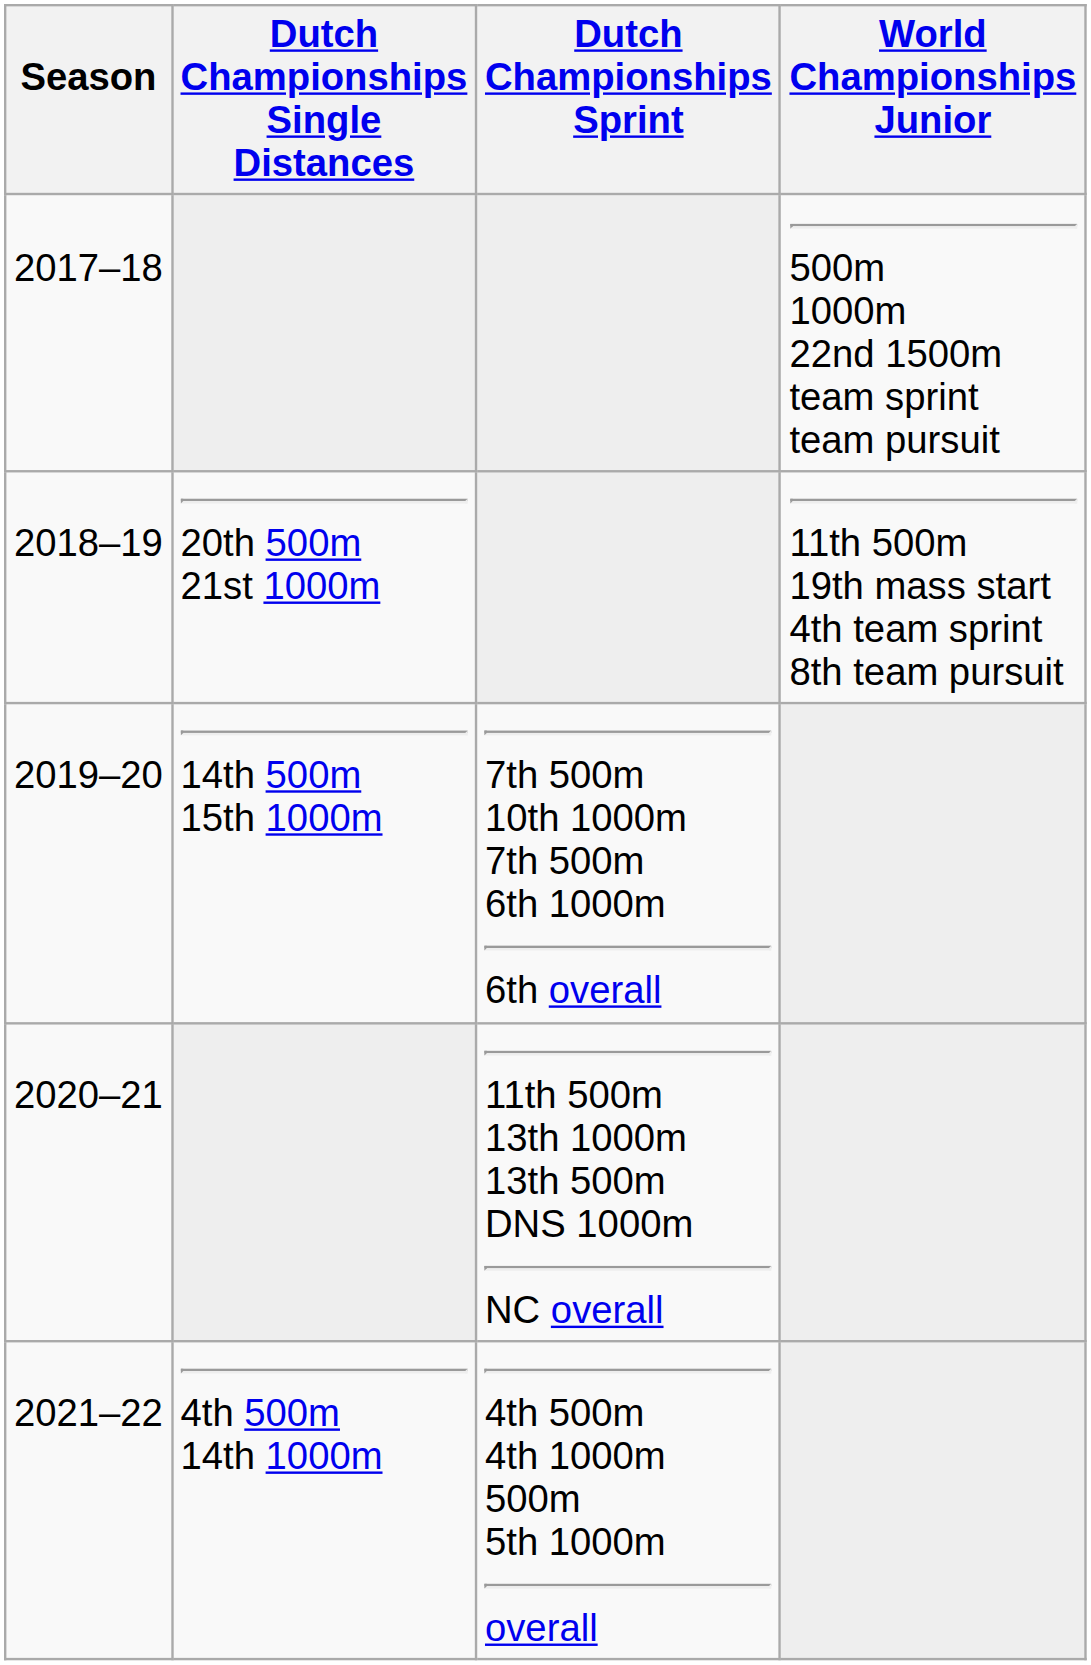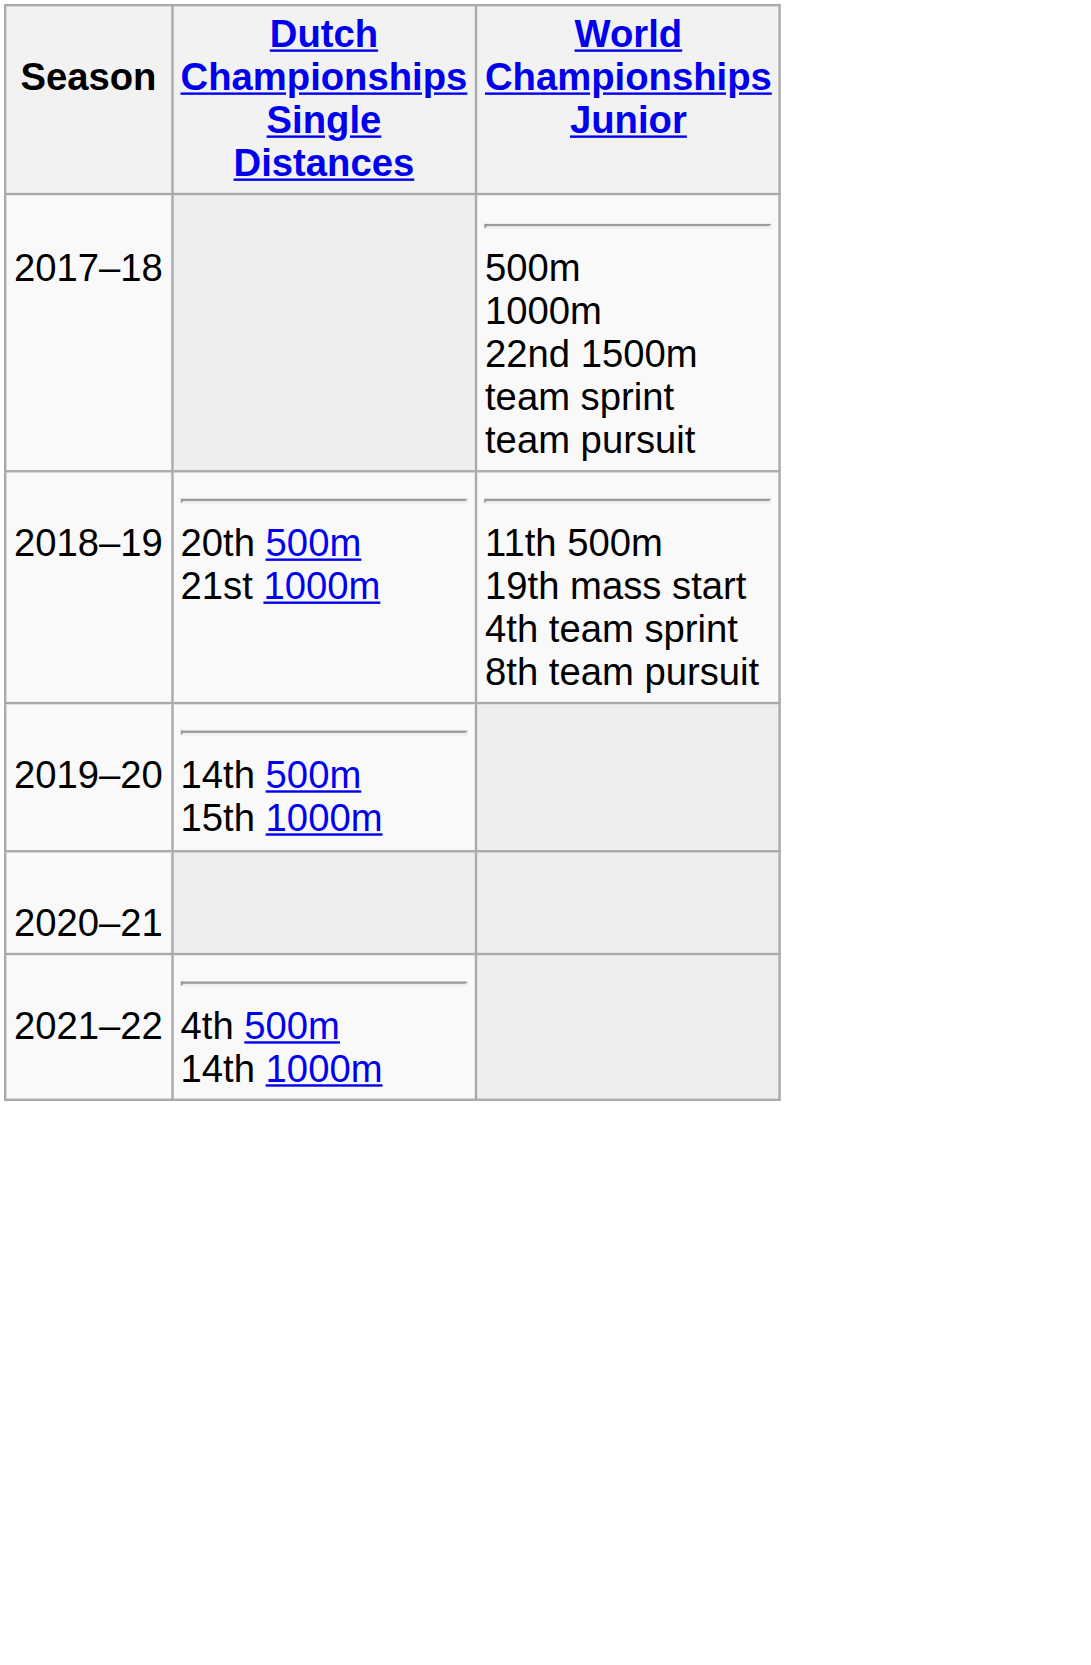- column: (628, 77)
